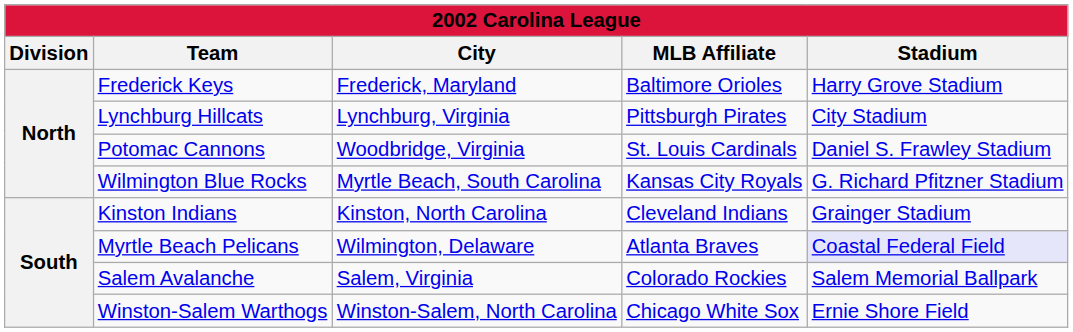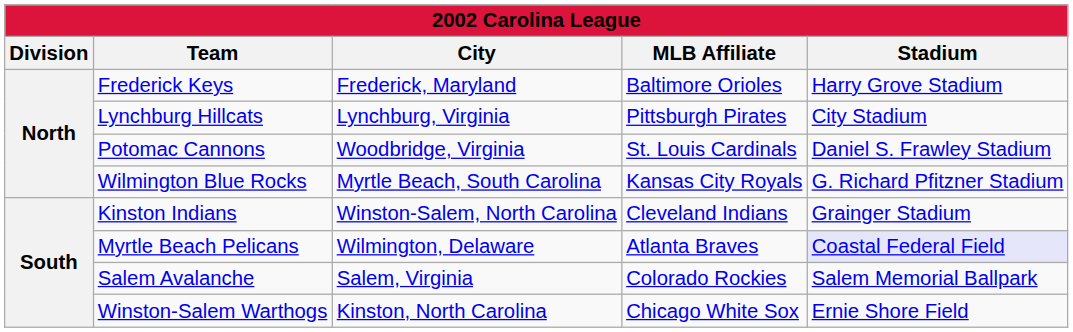(442, 213) Kinston, North Carolina -> (477, 213) Winston-Salem, North Carolina
(477, 310) Winston-Salem, North Carolina -> (442, 310) Kinston, North Carolina
